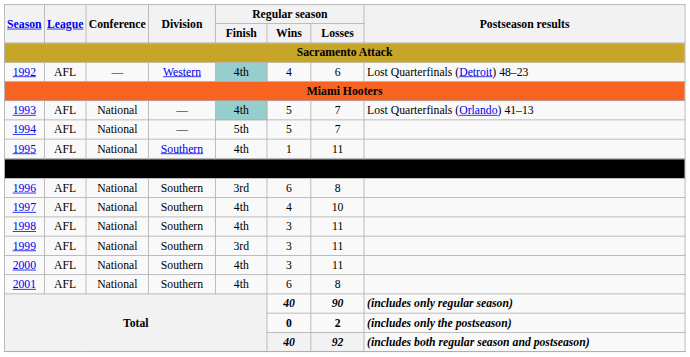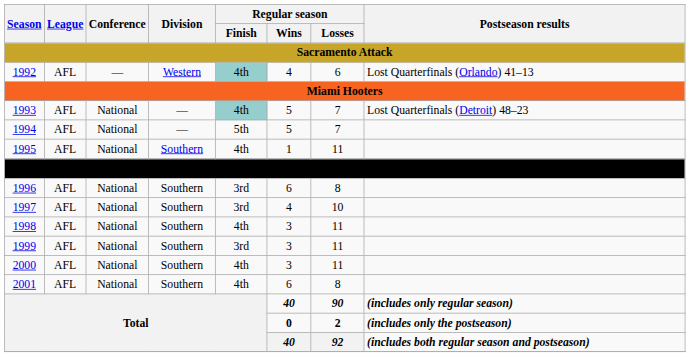(448, 72) Lost Quarterfinals (Detroit) 48–23 -> (450, 72) Lost Quarterfinals (Orlando) 41–13
(450, 110) Lost Quarterfinals (Orlando) 41–13 -> (448, 110) Lost Quarterfinals (Detroit) 48–23
(241, 207) 4th -> (241, 207) 3rd
